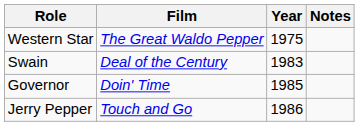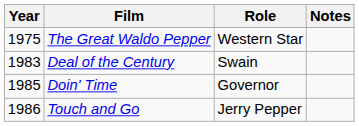columns swapped: (287, 16) <-> (51, 16)
